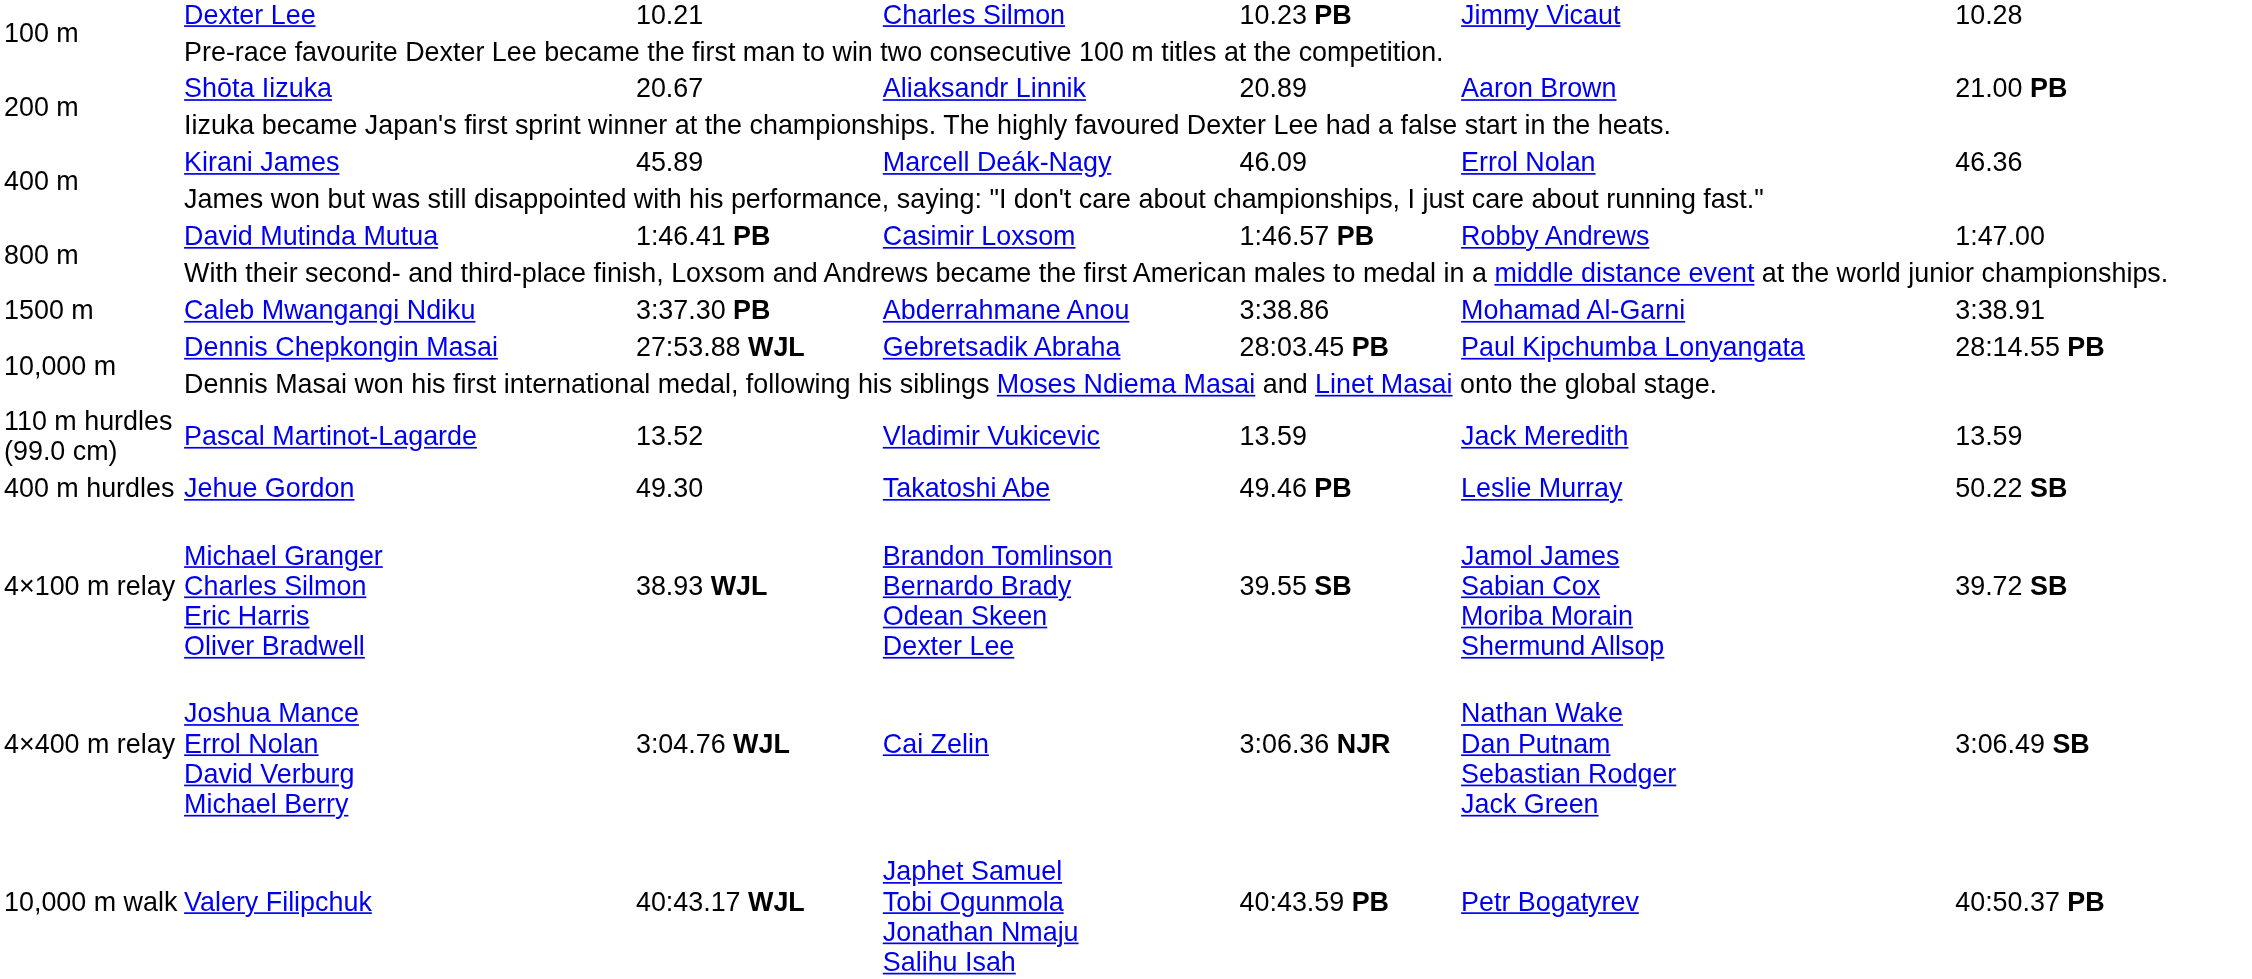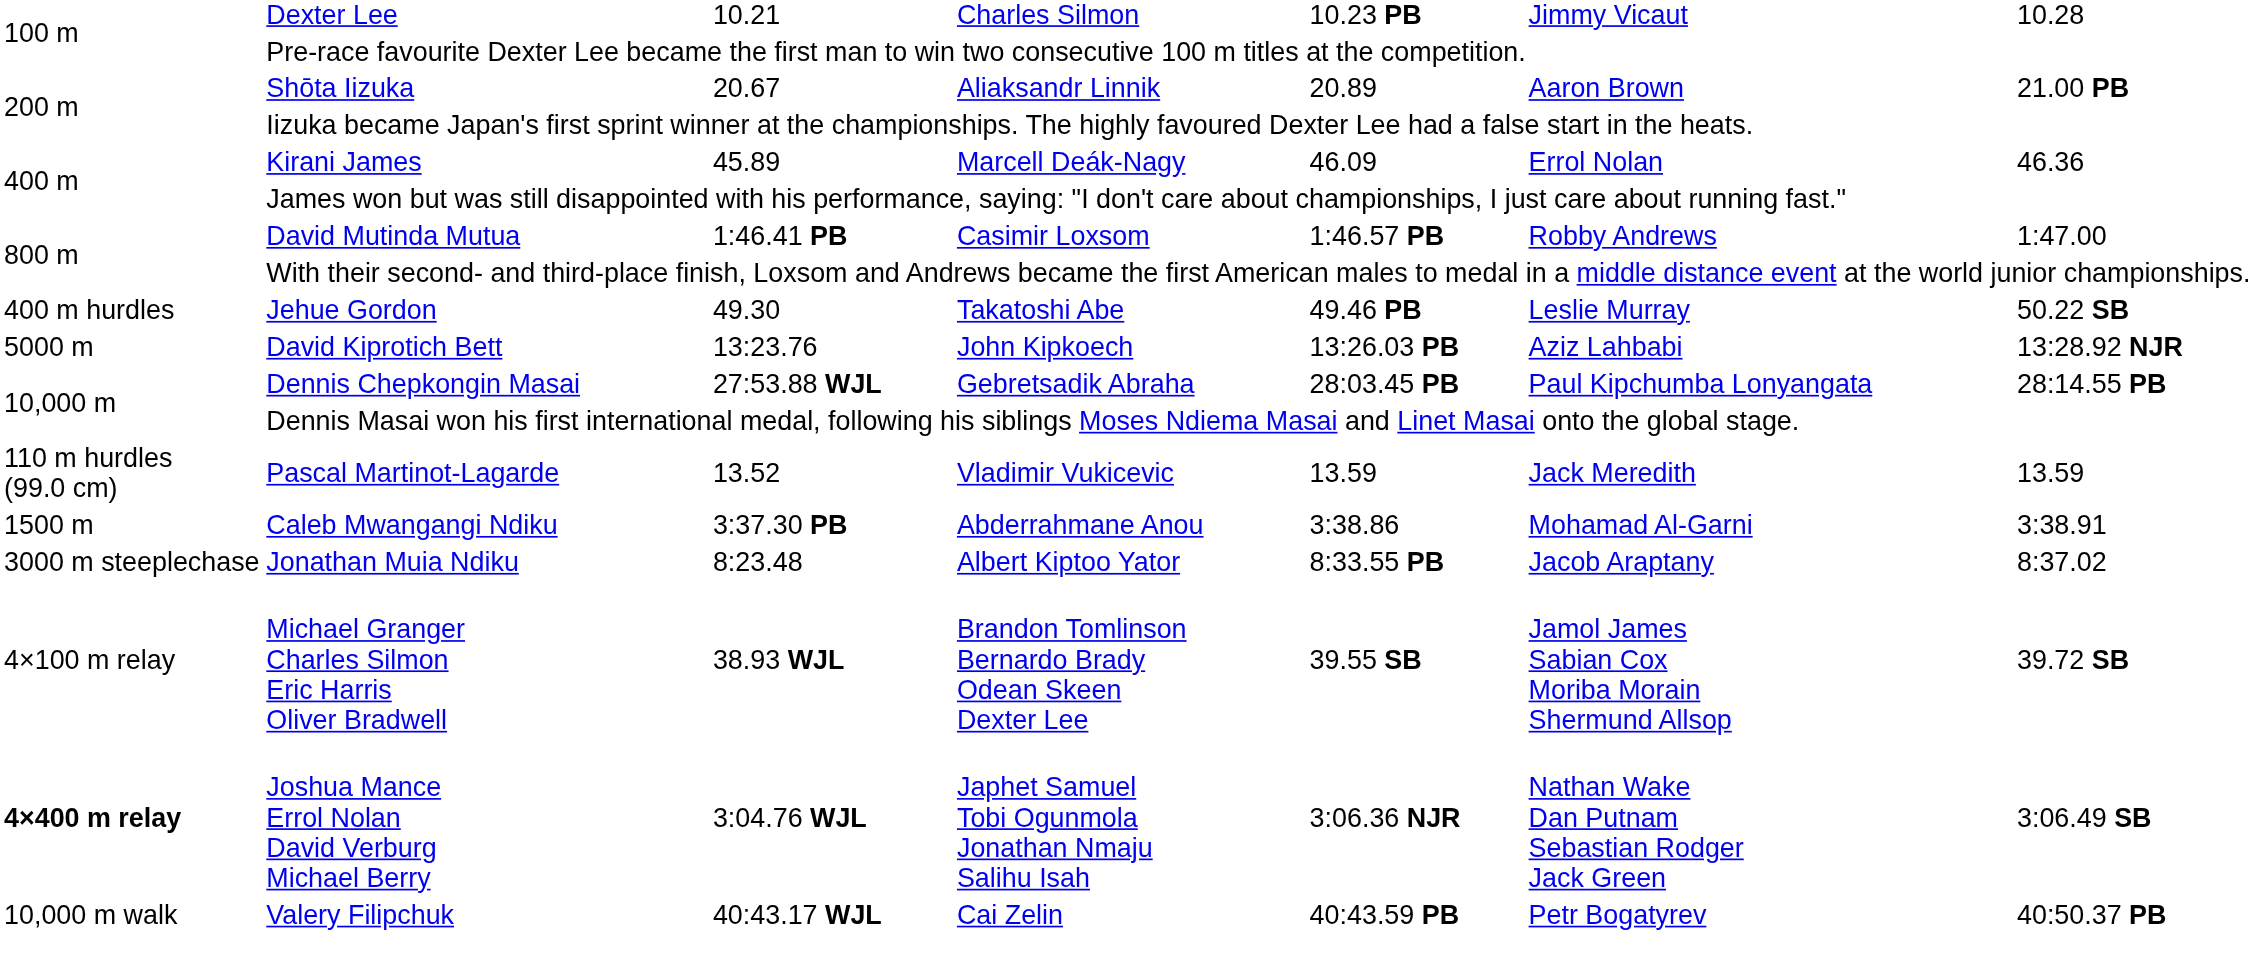rows swapped: (330, 310) <-> (269, 488)
+ row: (384, 347)
+ row: (393, 562)
(90, 743) normal -> (93, 817) bold
(936, 743) Cai Zelin -> (1055, 832) Japhet Samuel Tobi Ogunmola Jonathan Nmaju Salihu Isah
(981, 916) Japhet Samuel Tobi Ogunmola Jonathan Nmaju Salihu Isah -> (1010, 915) Cai Zelin
